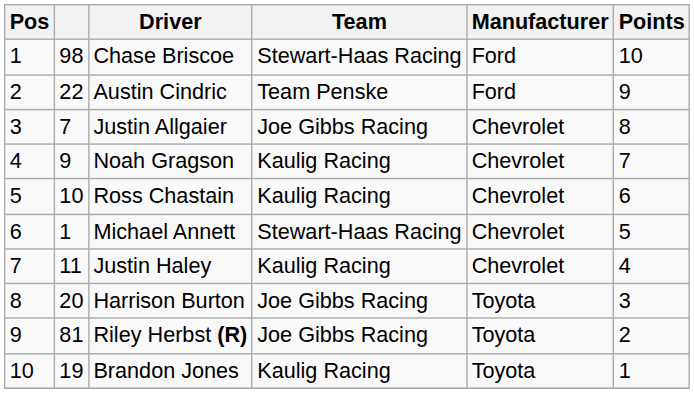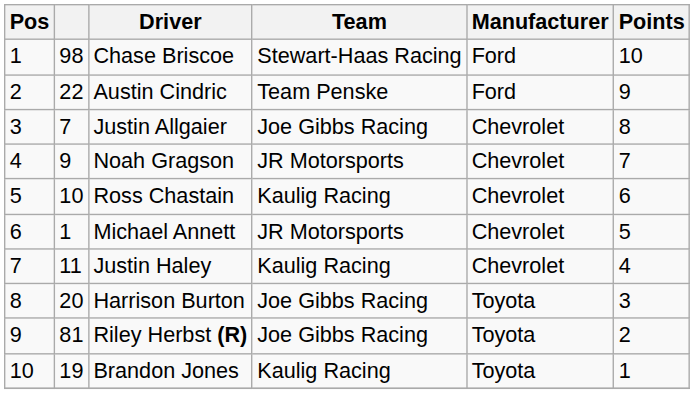(324, 160) Kaulig Racing -> (331, 160) JR Motorsports
(359, 230) Stewart-Haas Racing -> (331, 230) JR Motorsports
